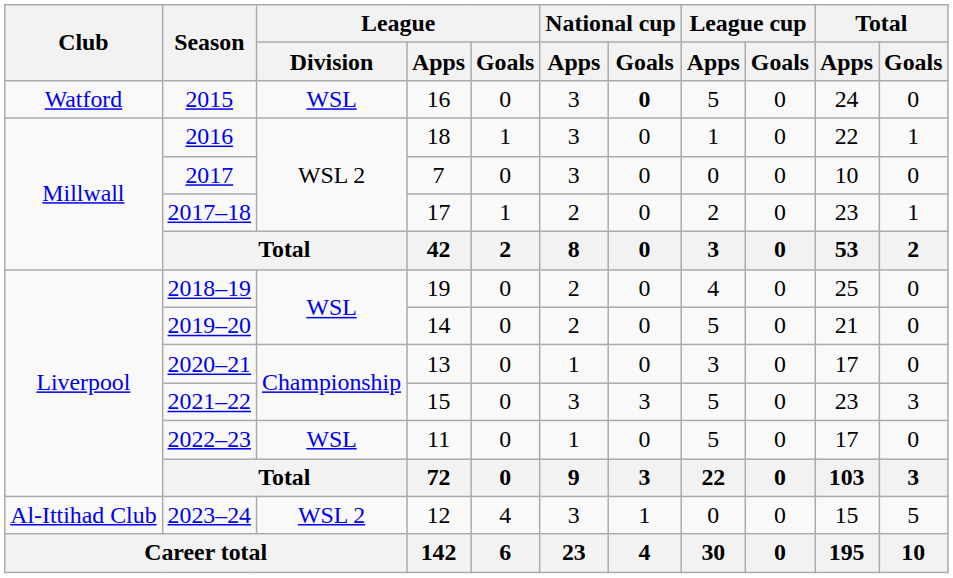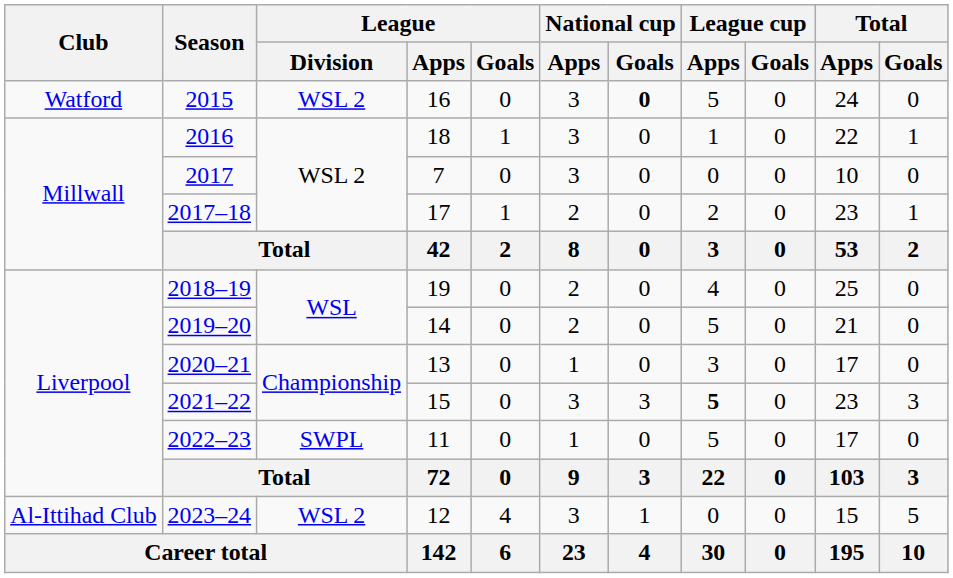(332, 99) WSL -> (332, 99) WSL 2
(713, 401) normal -> (713, 401) bold
(332, 439) WSL -> (332, 439) SWPL
